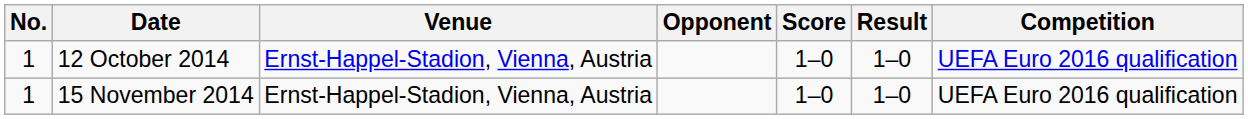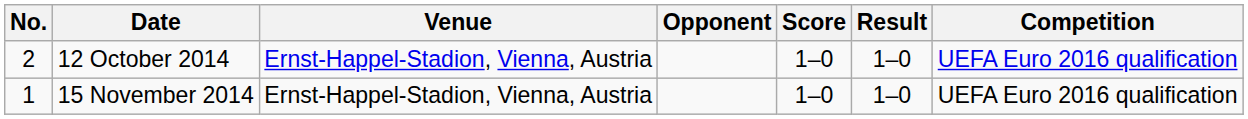(29, 59) 1 -> (29, 59) 2
